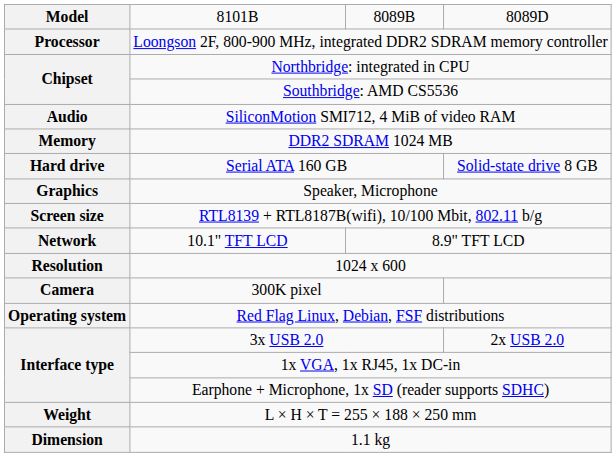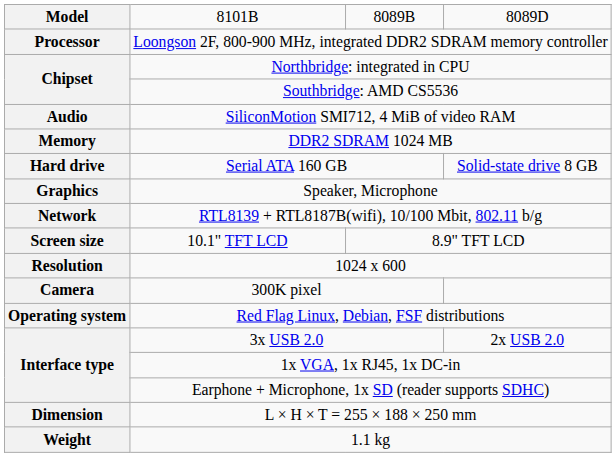(67, 215) Screen size -> (67, 215) Network
(67, 240) Network -> (67, 240) Screen size
(67, 414) Weight -> (67, 414) Dimension
(67, 439) Dimension -> (67, 439) Weight
